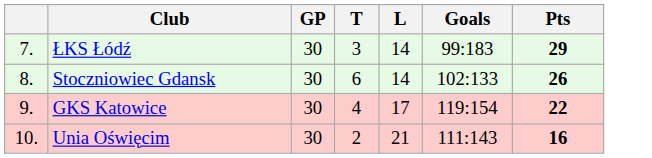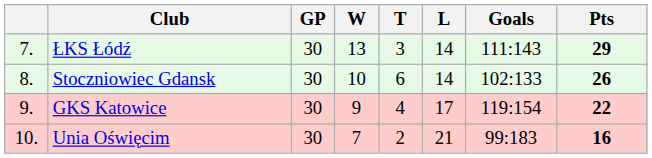+ column: (357, 19)
(467, 49) 99:183 -> (511, 49) 111:143
(467, 138) 111:143 -> (511, 138) 99:183
